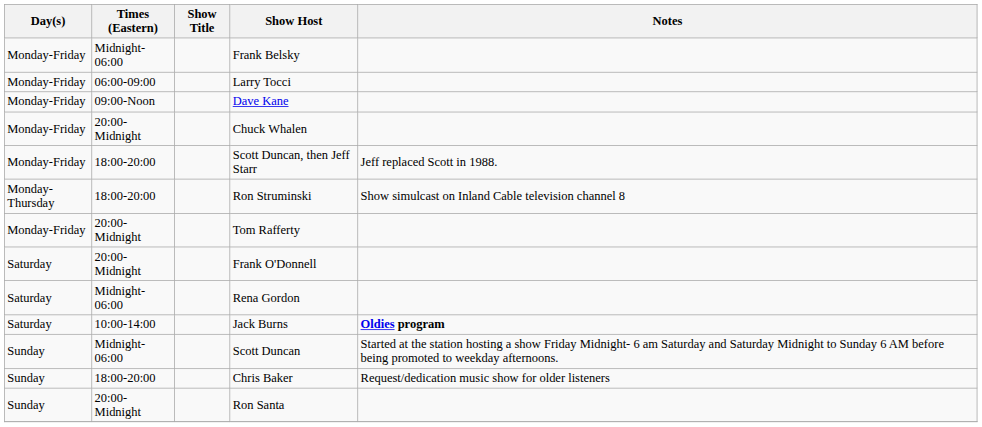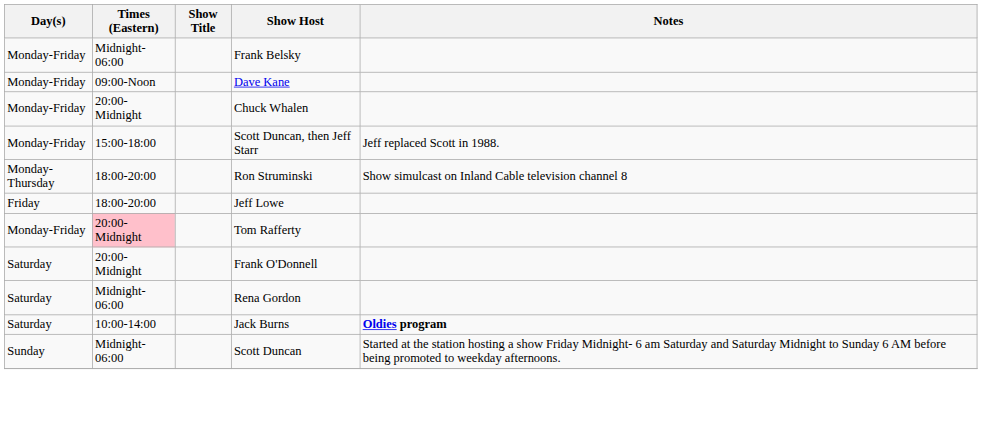- row: (262, 82)
(125, 162) 18:00-20:00 -> (126, 142) 15:00-18:00
+ row: (259, 203)
(118, 230) no background -> (118, 230) pink background
- row: (263, 378)
- row: (259, 405)
